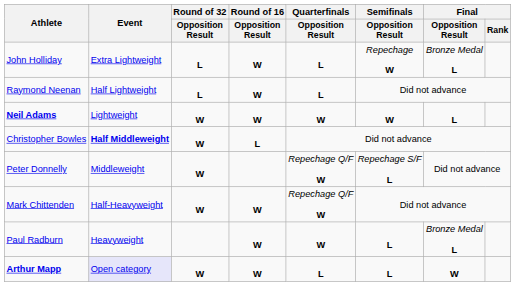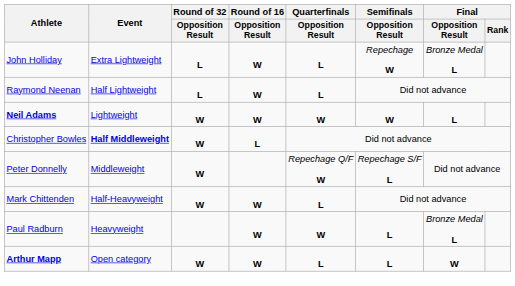(321, 205) Repechage Q/F W -> (321, 205) L
(121, 270) lavender background -> (121, 259) no background
